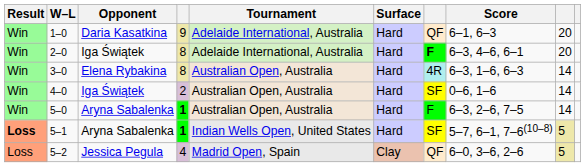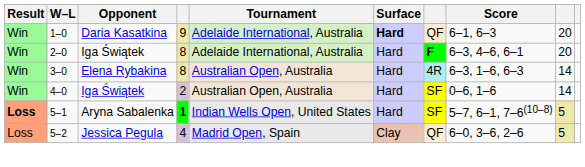(390, 33) normal -> (390, 33) bold
- row: (58, 111)
